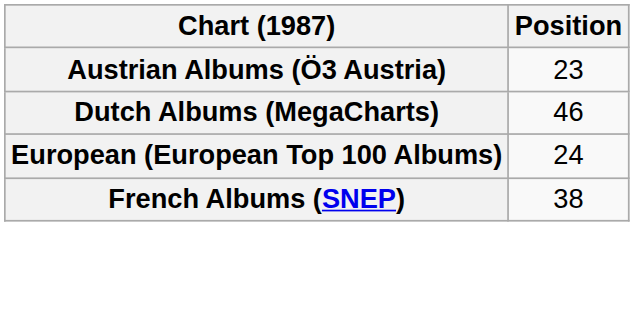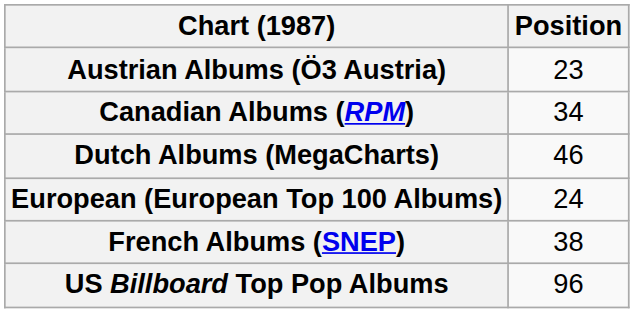+ row: (257, 112)
+ row: (257, 284)
